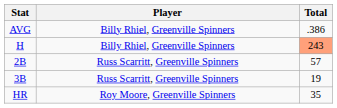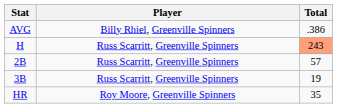(168, 45) Billy Rhiel, Greenville Spinners -> (168, 45) Russ Scarritt, Greenville Spinners
